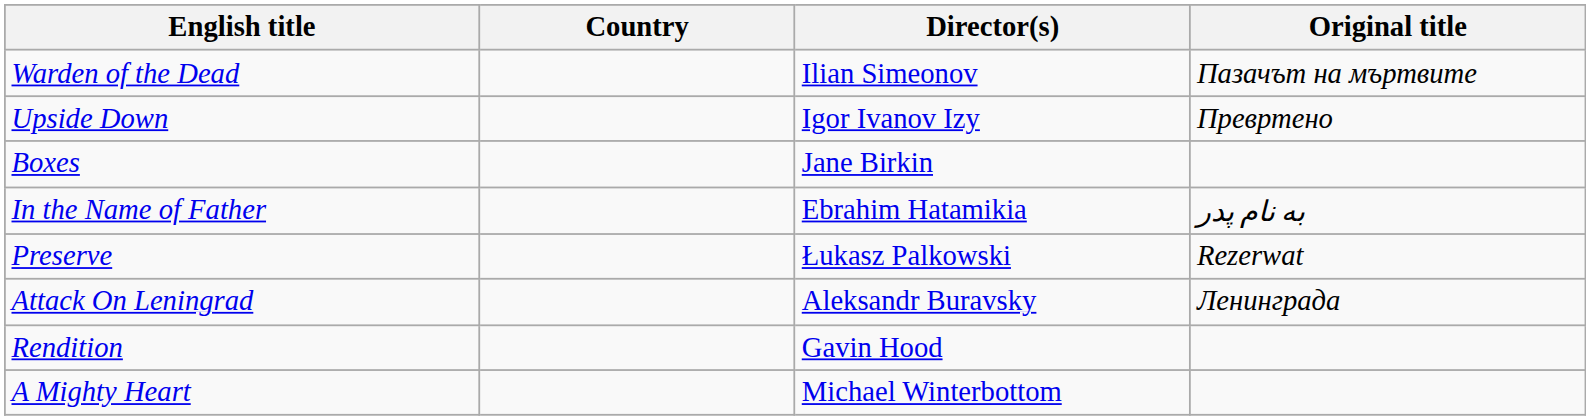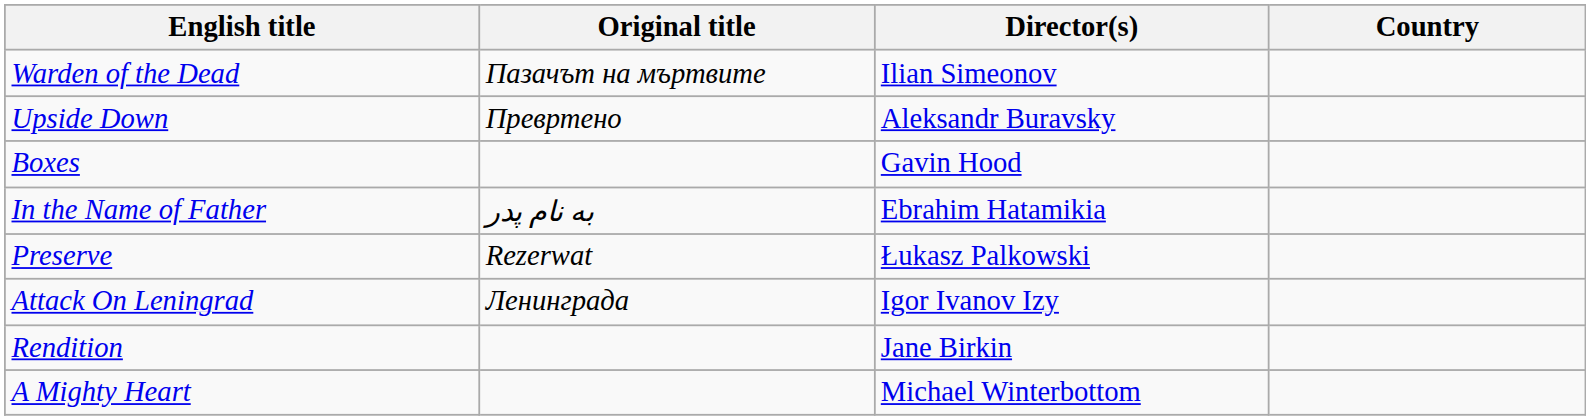columns swapped: (1388, 27) <-> (637, 27)
(891, 118) Igor Ivanov Izy -> (998, 118) Aleksandr Buravsky
(867, 163) Jane Birkin -> (951, 163) Gavin Hood
(919, 301) Aleksandr Buravsky -> (970, 301) Igor Ivanov Izy
(872, 346) Gavin Hood -> (946, 346) Jane Birkin
